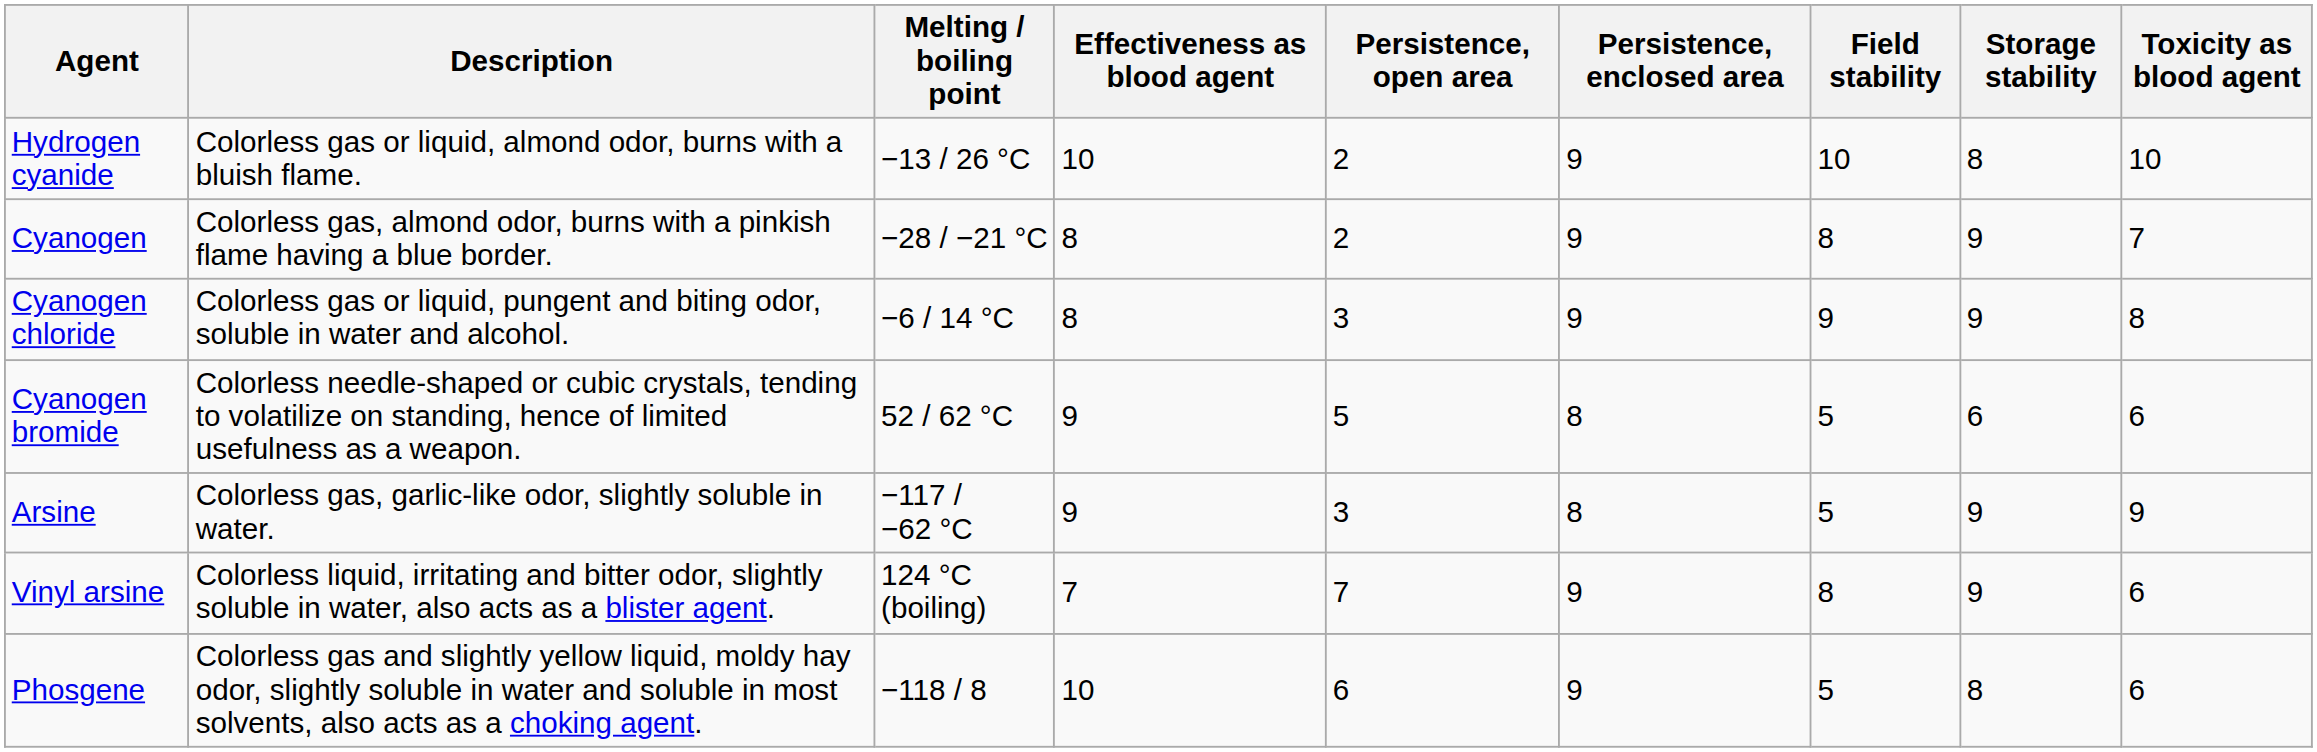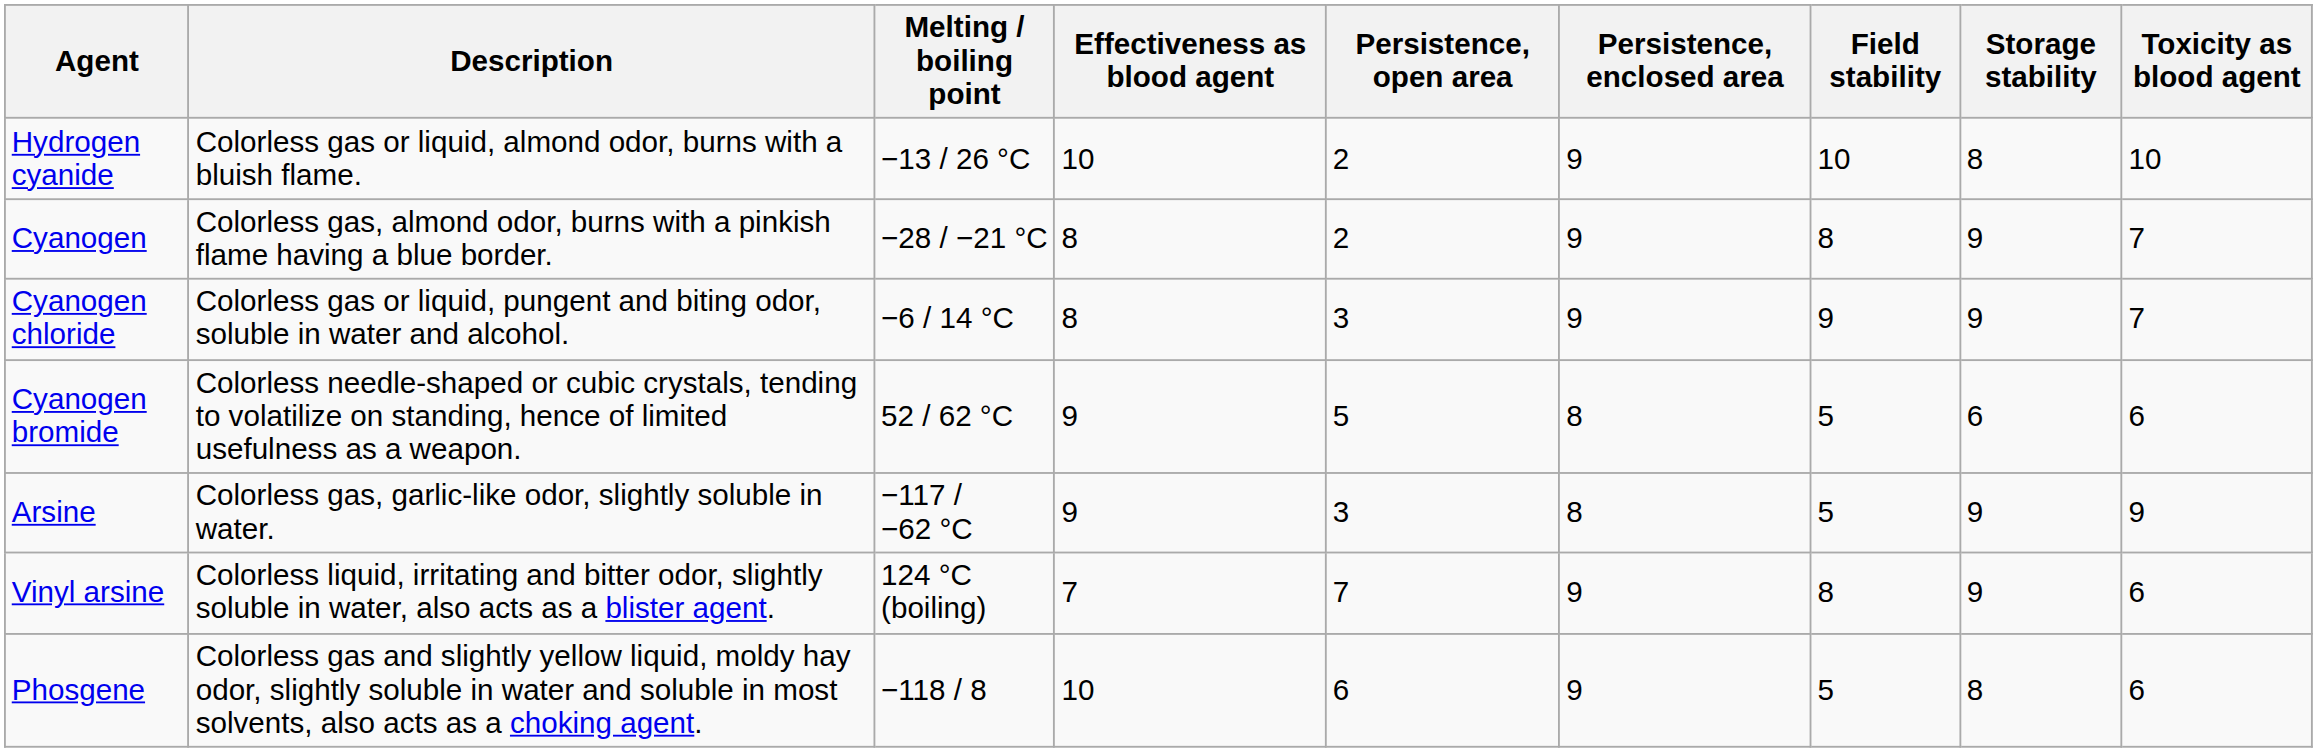(2137, 318) 8 -> (2137, 318) 7
